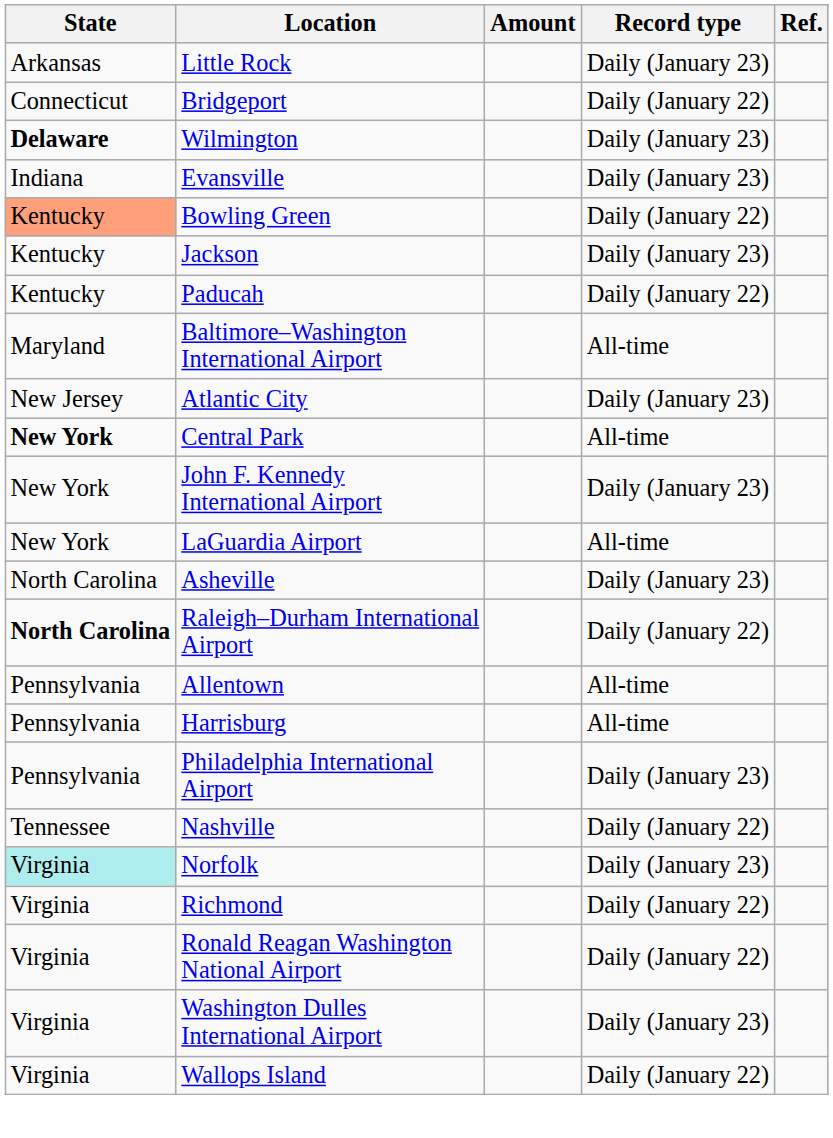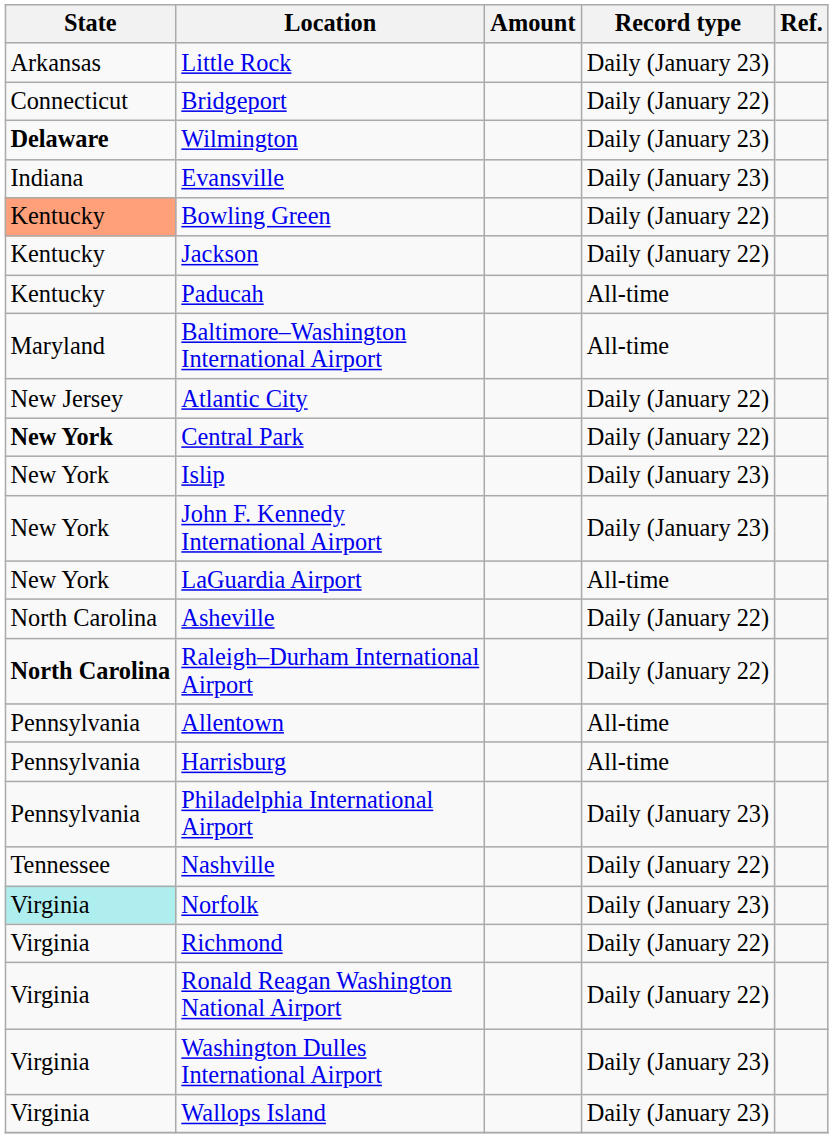(678, 255) Daily (January 23) -> (678, 255) Daily (January 22)
(678, 293) Daily (January 22) -> (628, 293) All-time
(678, 398) Daily (January 23) -> (678, 398) Daily (January 22)
(628, 436) All-time -> (678, 436) Daily (January 22)
+ row: (203, 475)
(678, 579) Daily (January 23) -> (678, 618) Daily (January 22)
(678, 1075) Daily (January 22) -> (678, 1113) Daily (January 23)
